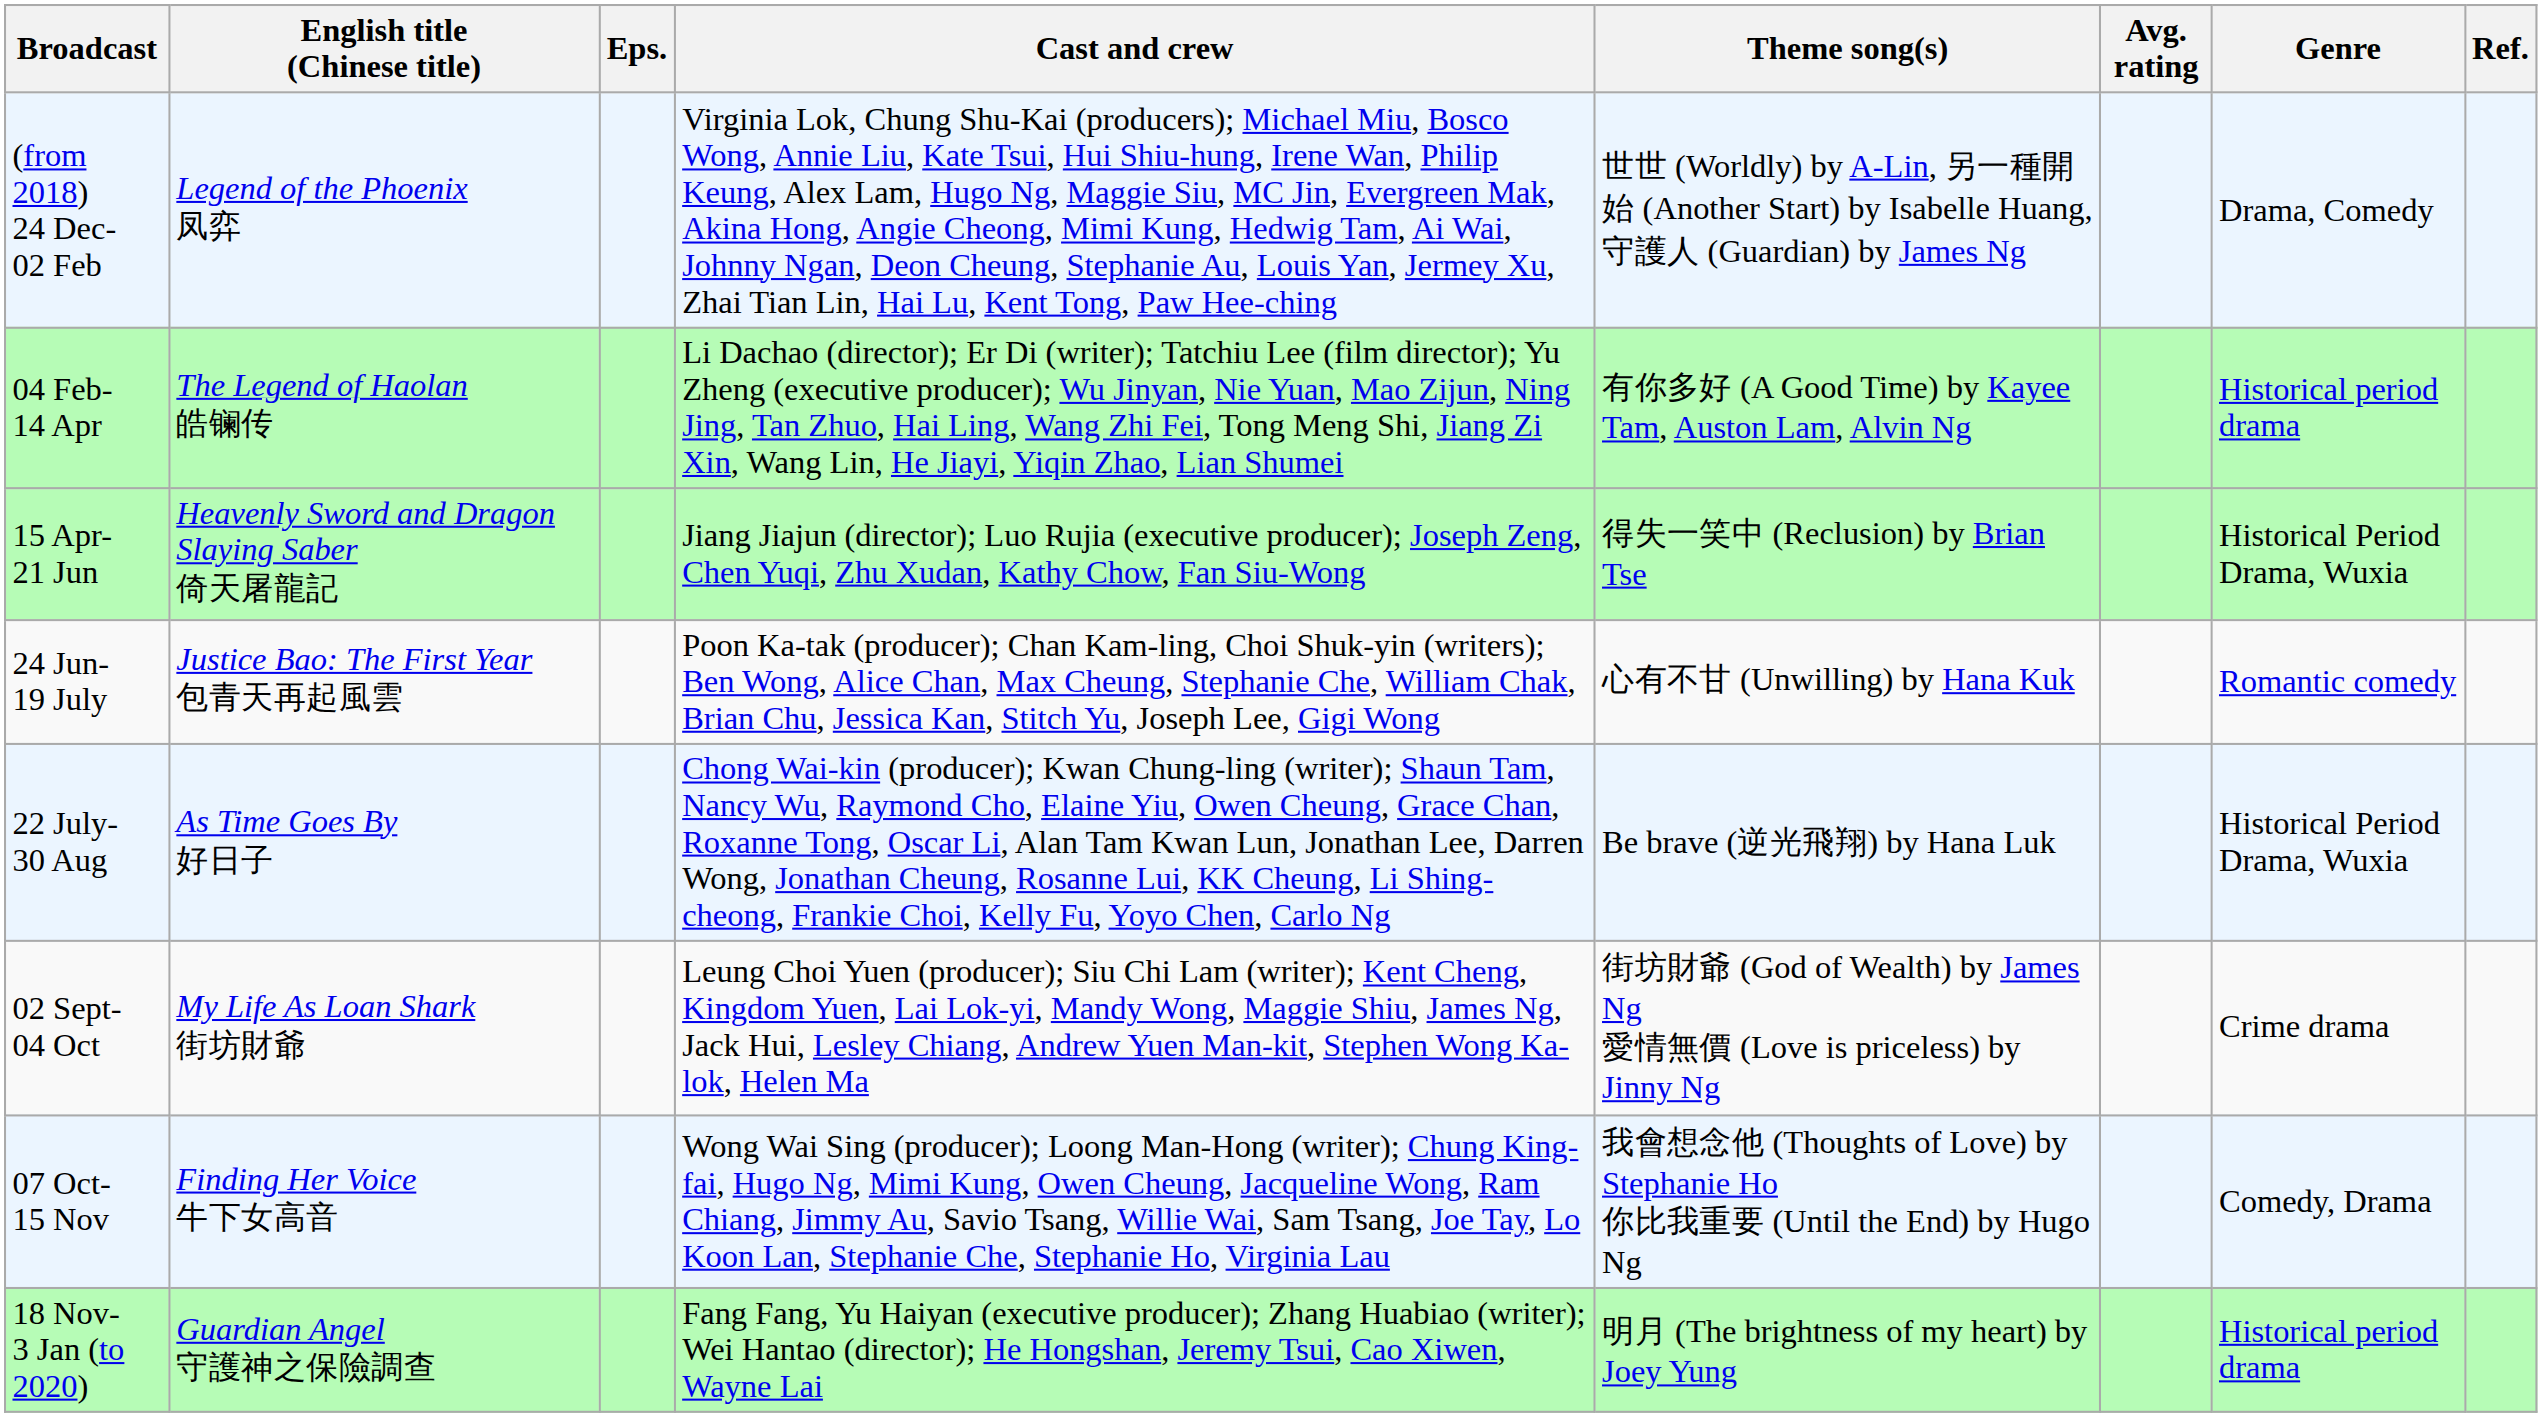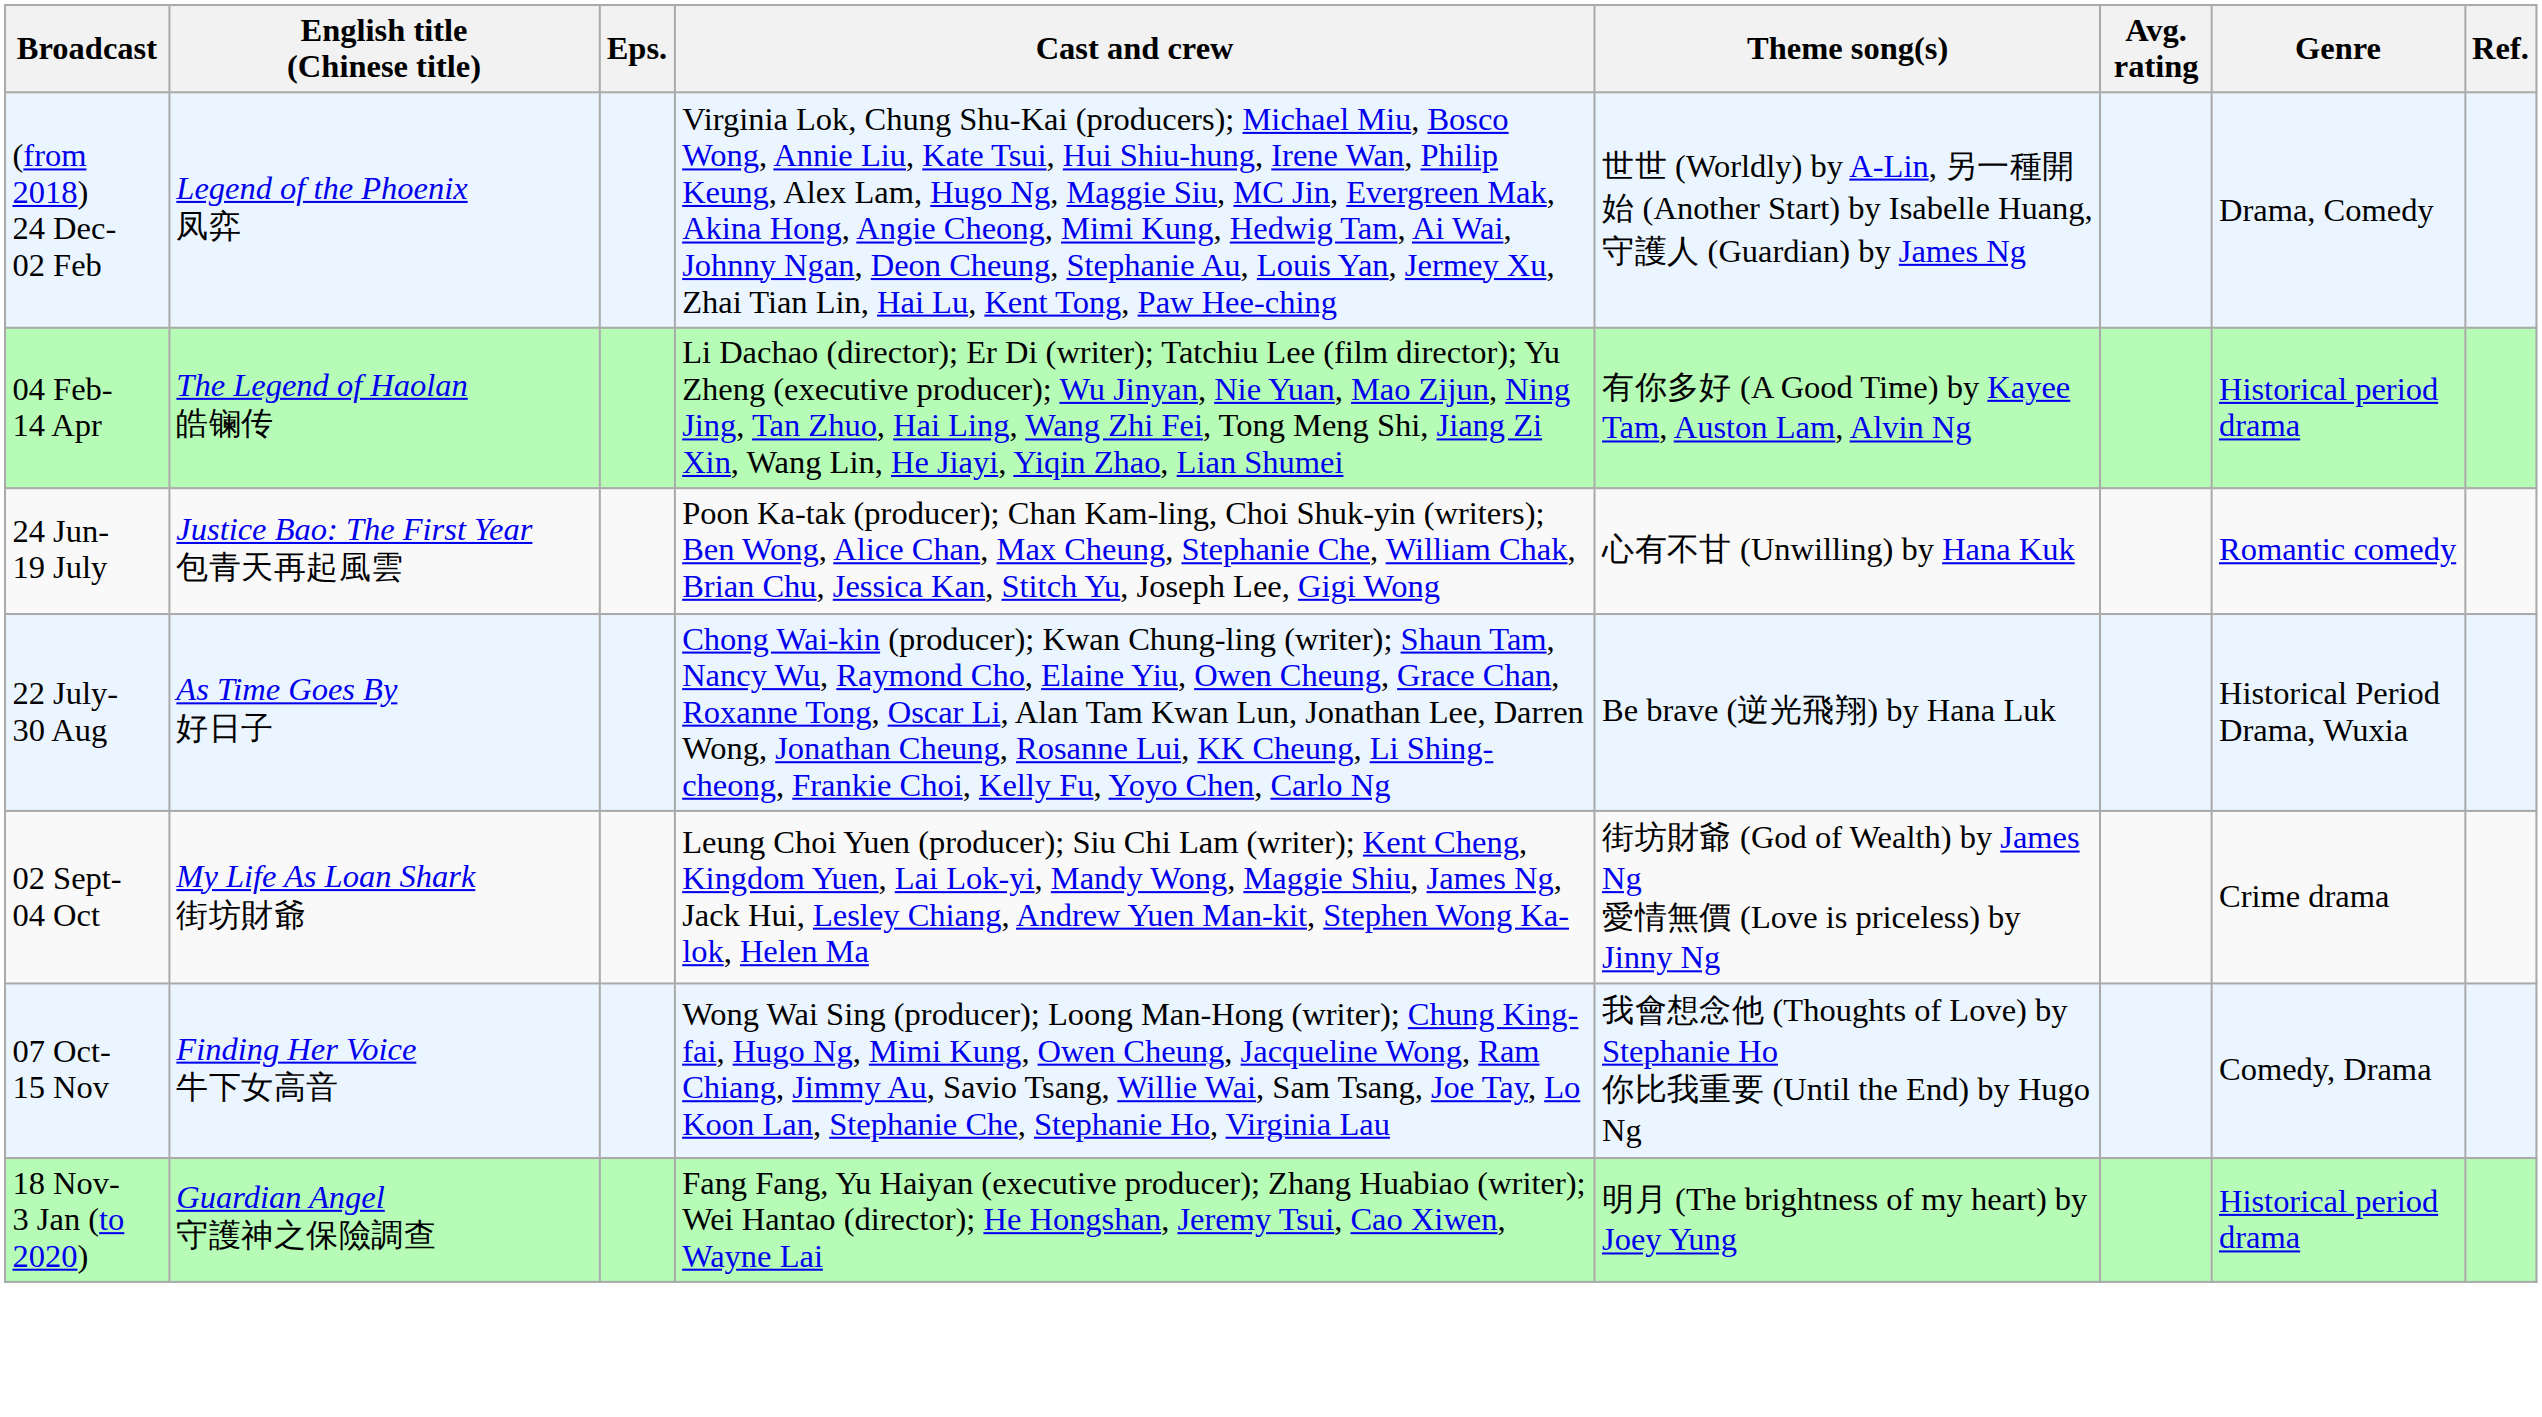- row: (62, 553)
